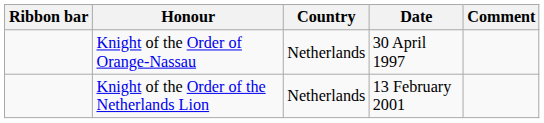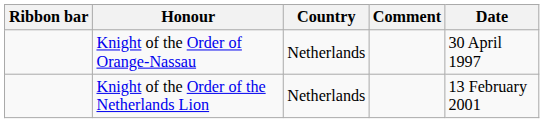columns swapped: (416, 17) <-> (501, 17)
